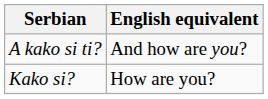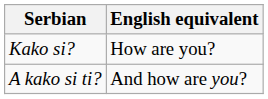rows swapped: (42, 78) <-> (55, 49)
